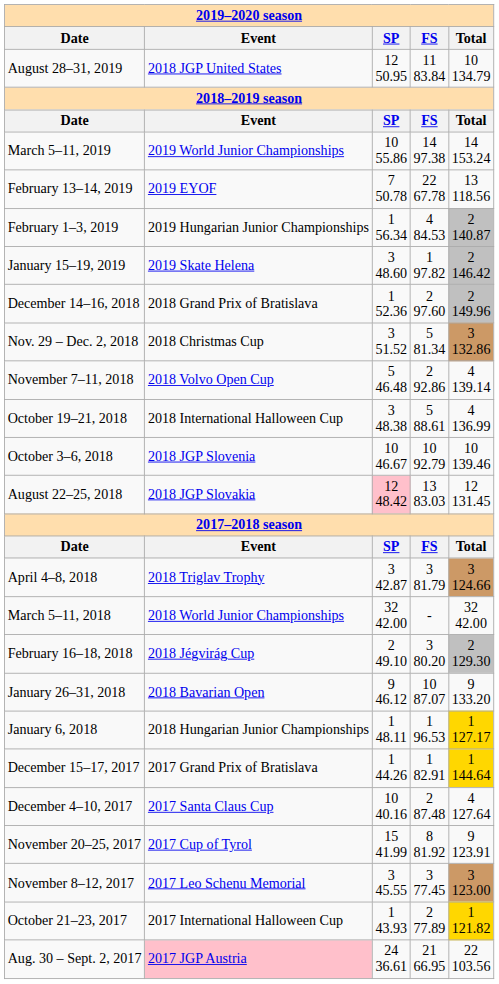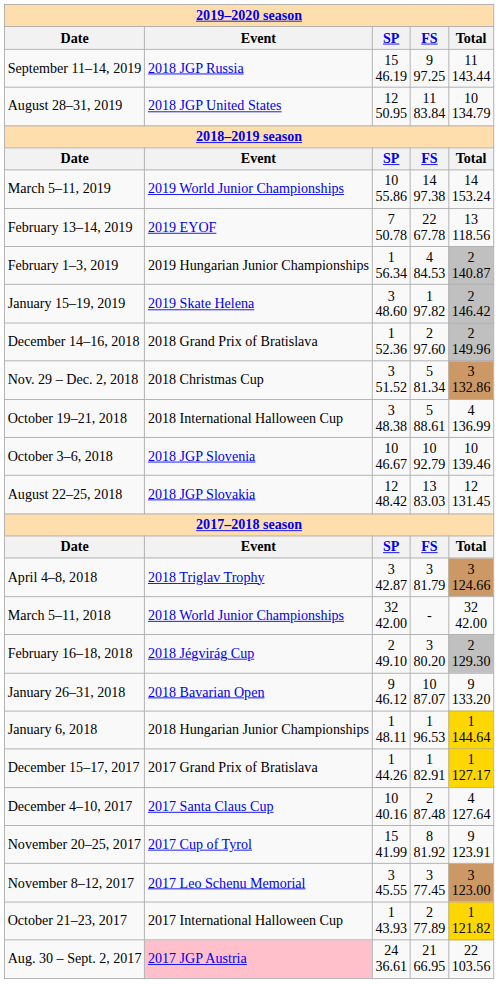+ row: (74, 68)
- row: (71, 380)
(391, 494) pink background -> (391, 494) no background
(471, 730) 1 127.17 -> (471, 730) 1 144.64
(471, 768) 1 144.64 -> (471, 768) 1 127.17
